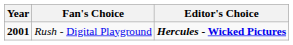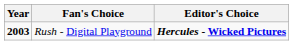(18, 31) 2001 -> (18, 31) 2003
